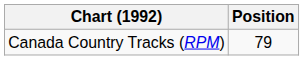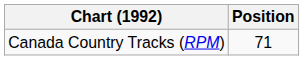(263, 42) 79 -> (263, 42) 71
